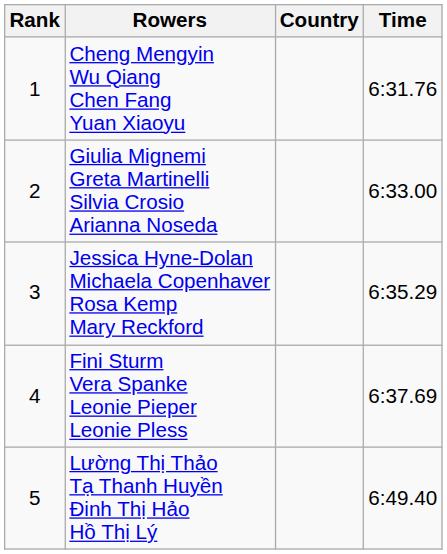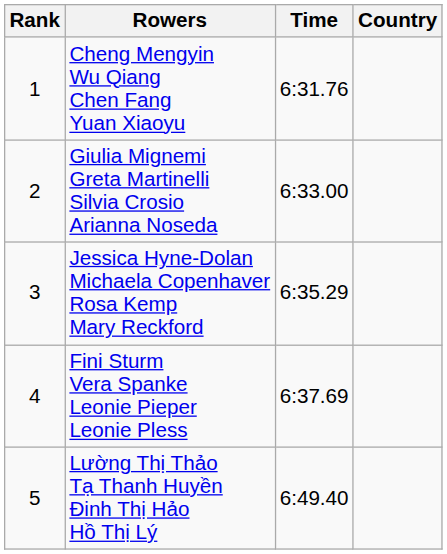columns swapped: (319, 20) <-> (403, 20)
